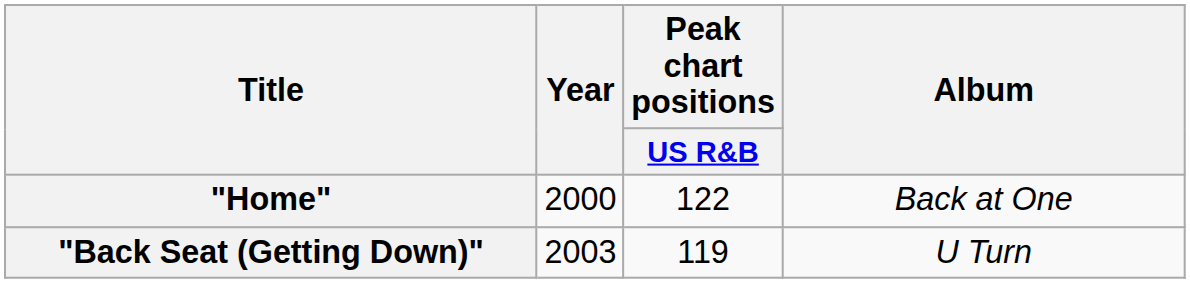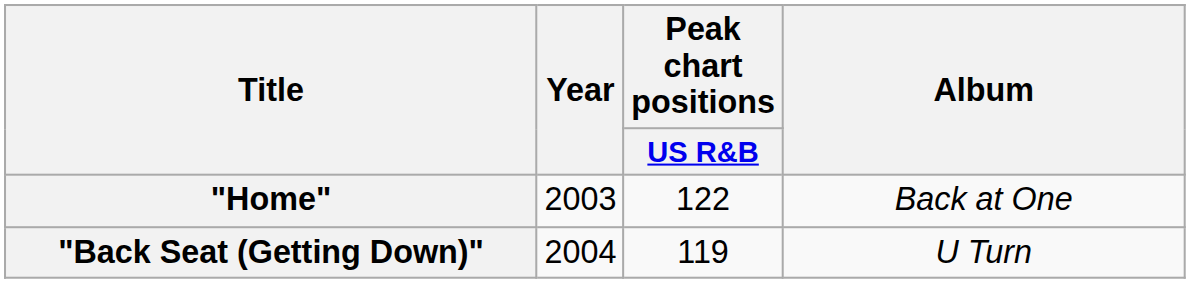(580, 200) 2000 -> (580, 200) 2003
(580, 251) 2003 -> (580, 251) 2004
